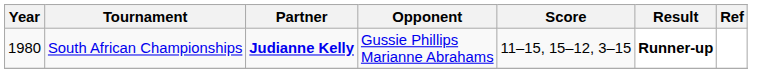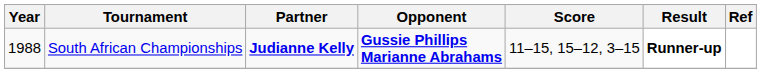(24, 48) 1980 -> (24, 48) 1988
(427, 48) normal -> (431, 48) bold
